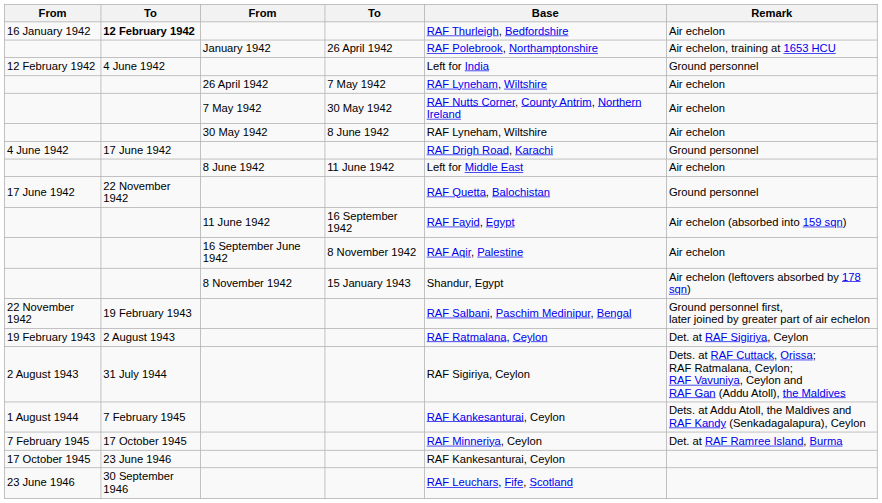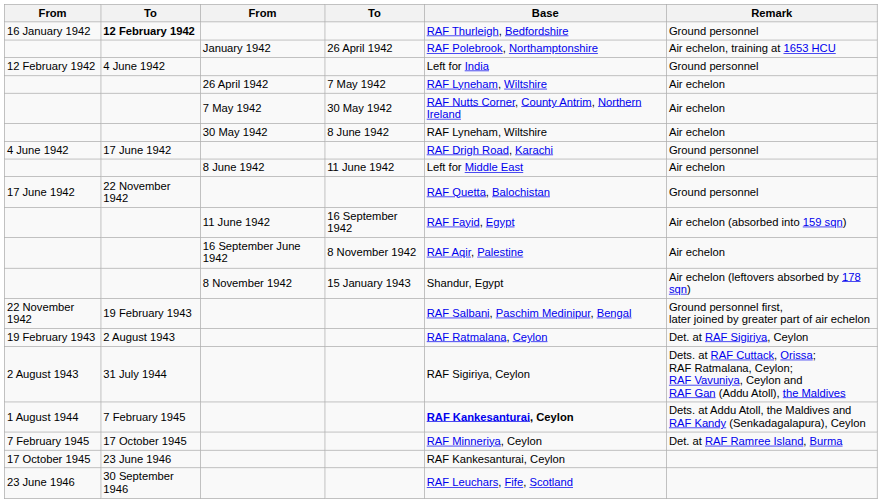(697, 31) Air echelon -> (714, 31) Ground personnel
(496, 417) normal -> (500, 417) bold
